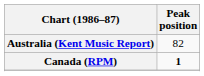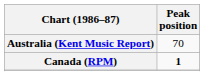(178, 43) 82 -> (178, 43) 70
